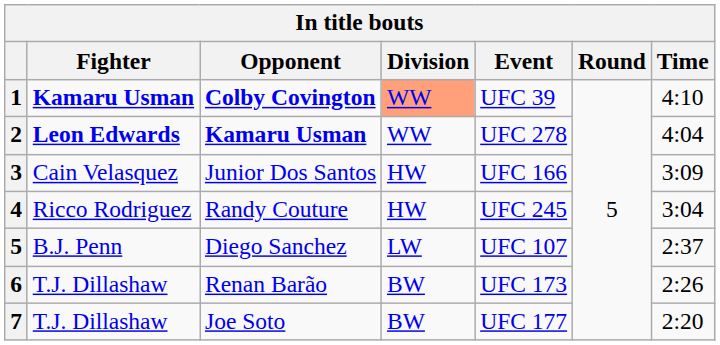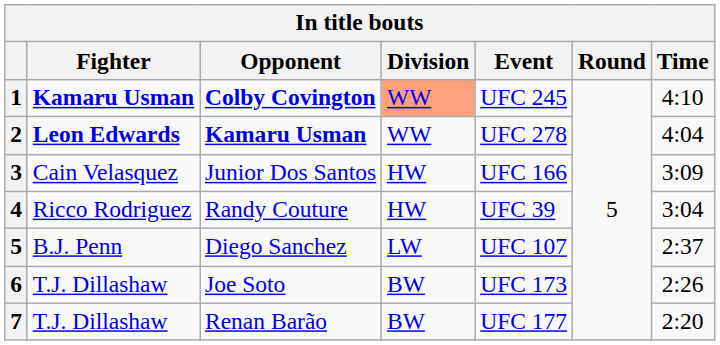(518, 97) UFC 39 -> (524, 97) UFC 245
(524, 209) UFC 245 -> (518, 209) UFC 39
(266, 284) Renan Barão -> (245, 284) Joe Soto
(245, 321) Joe Soto -> (266, 321) Renan Barão
